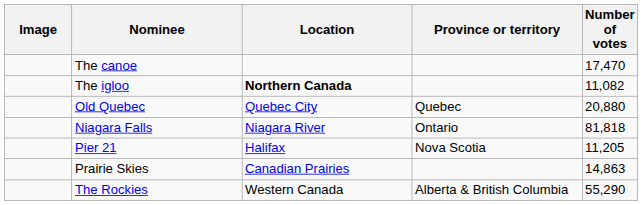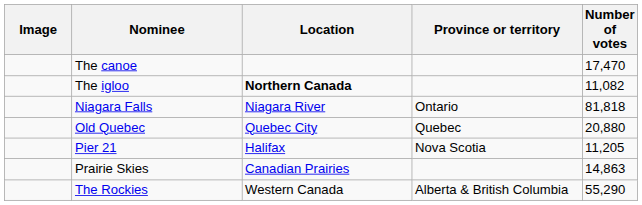rows swapped: (114, 127) <-> (110, 106)
